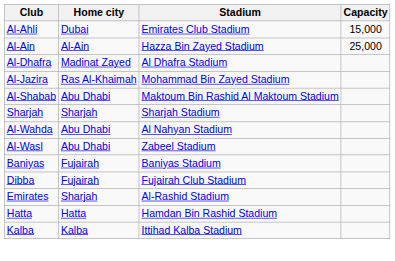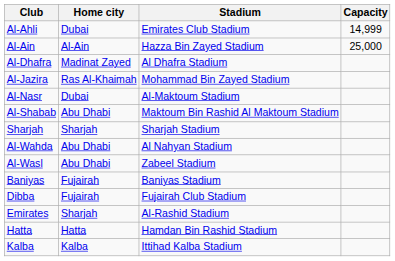(366, 29) 15,000 -> (366, 29) 14,999
+ row: (24, 96)
